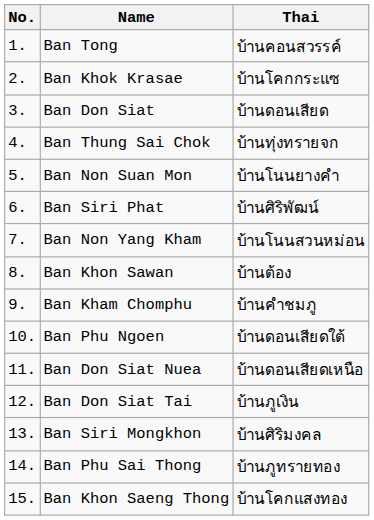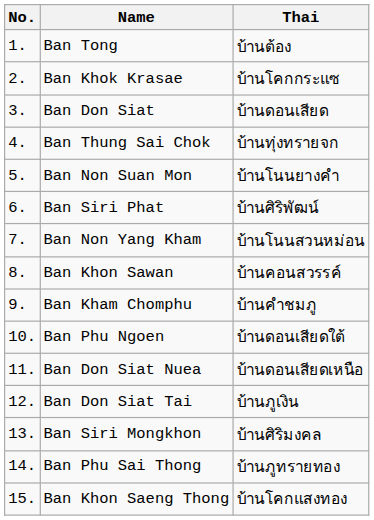(289, 47) บ้านคอนสวรรค์ -> (264, 47) บ้านต้อง
(264, 274) บ้านต้อง -> (289, 274) บ้านคอนสวรรค์
